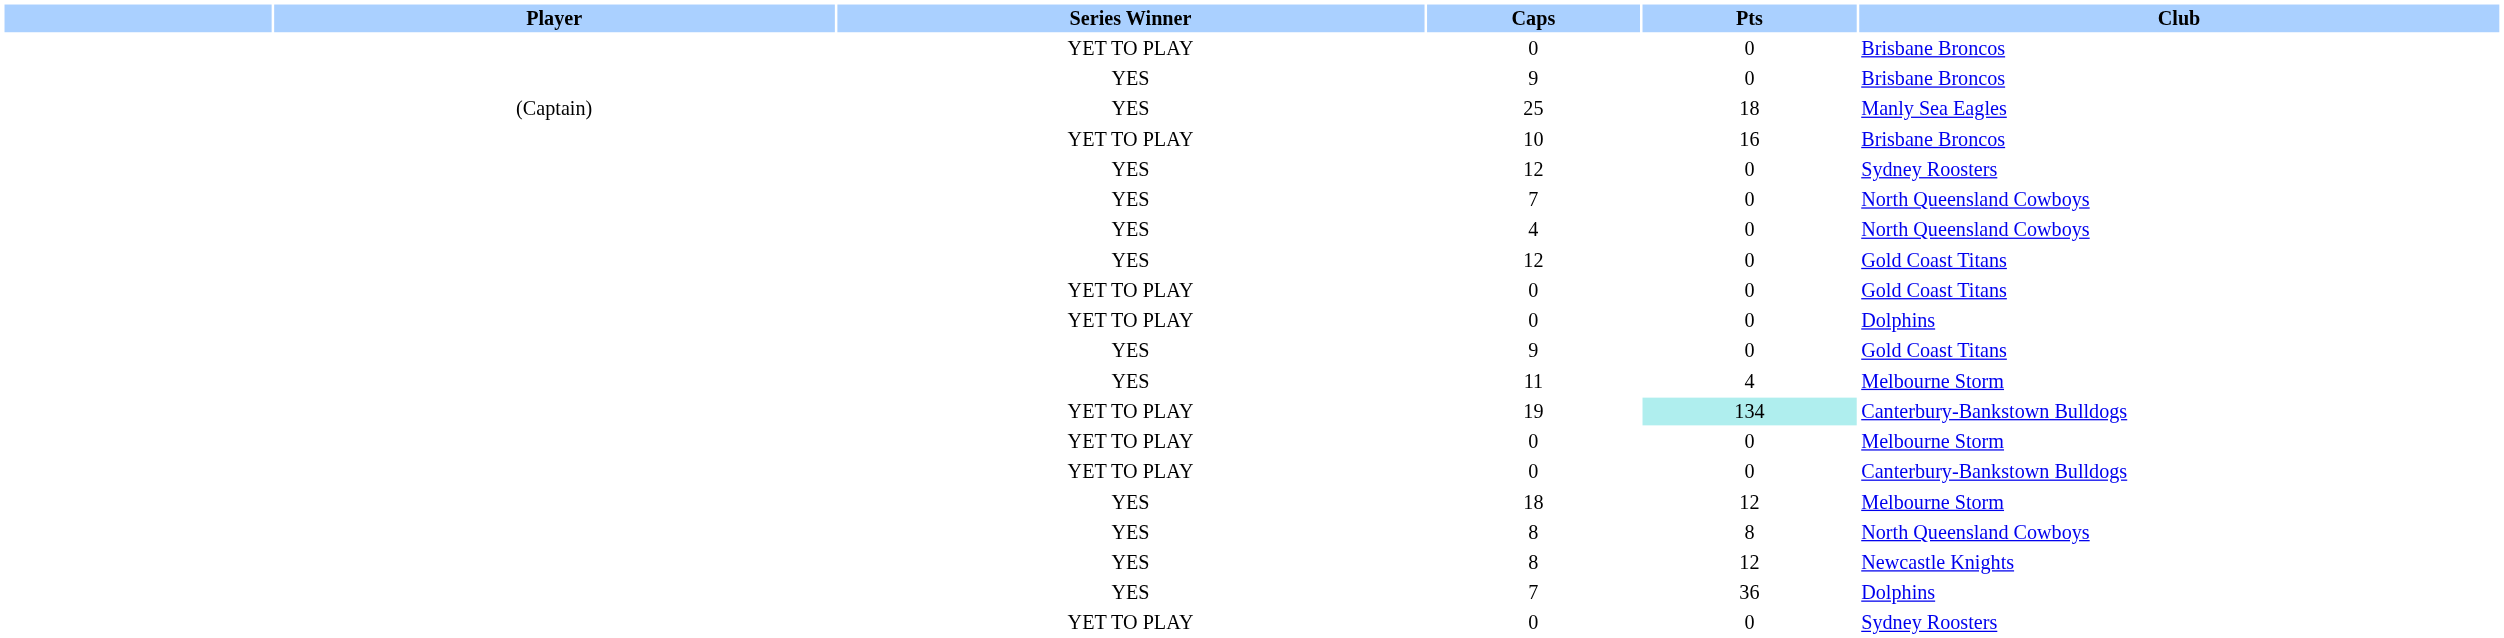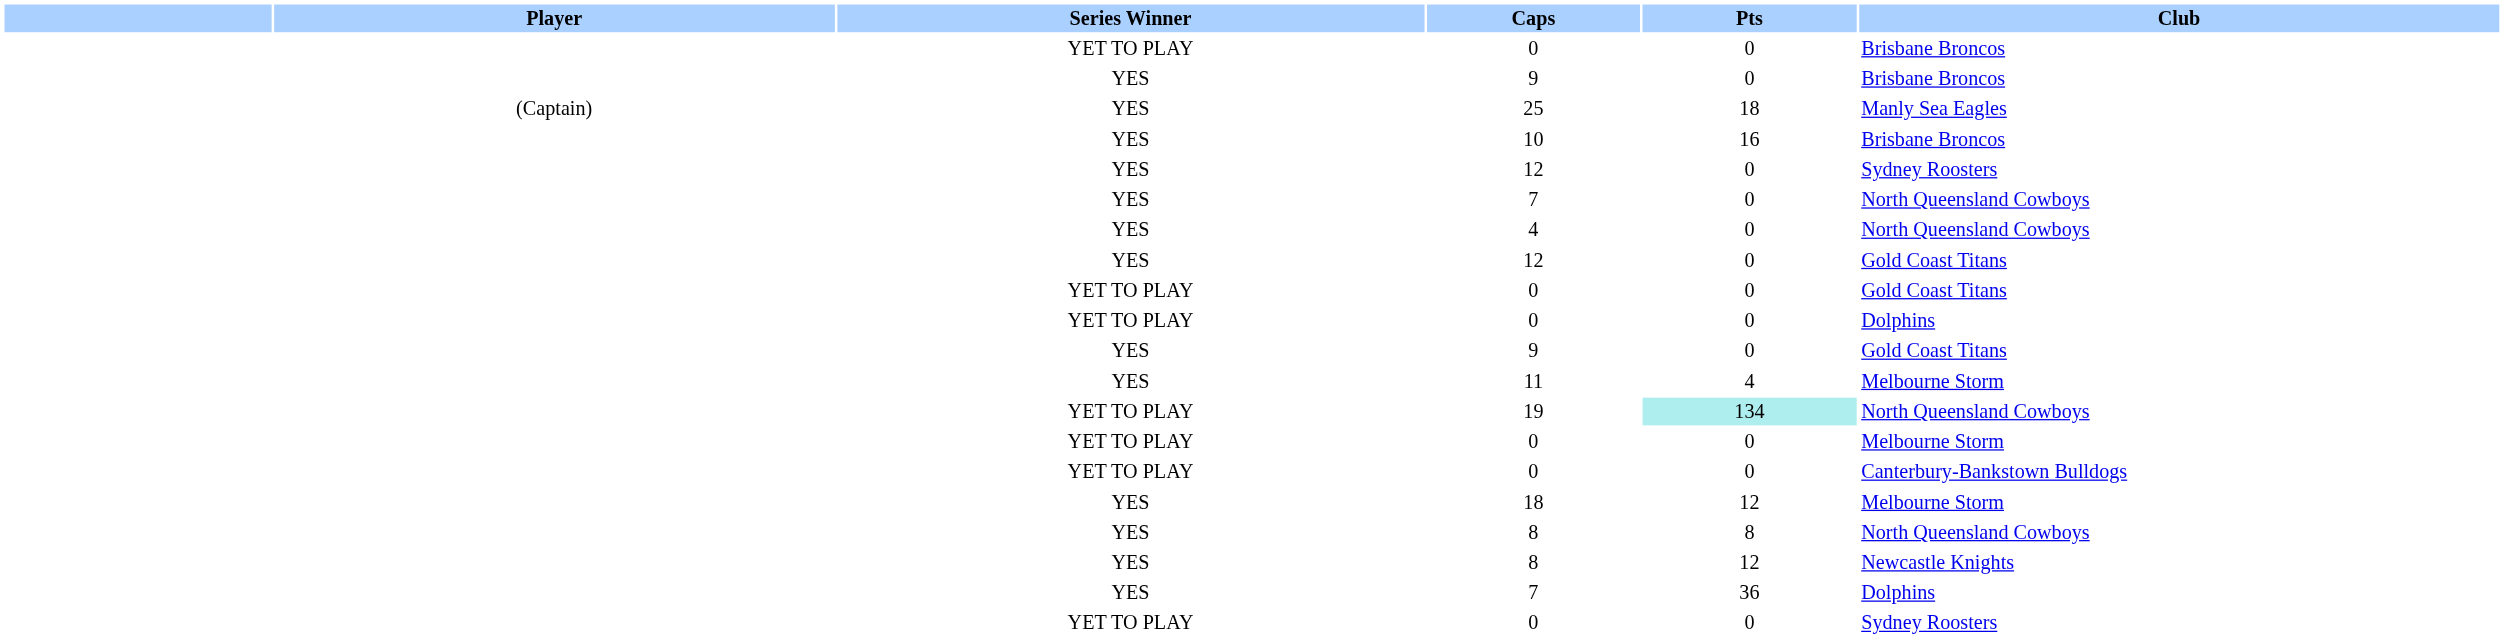(1131, 139) YET TO PLAY -> (1131, 139) YES
(1994, 411) Canterbury-Bankstown Bulldogs -> (1975, 411) North Queensland Cowboys
